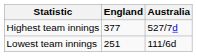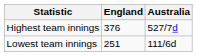(112, 28) 377 -> (112, 28) 376
